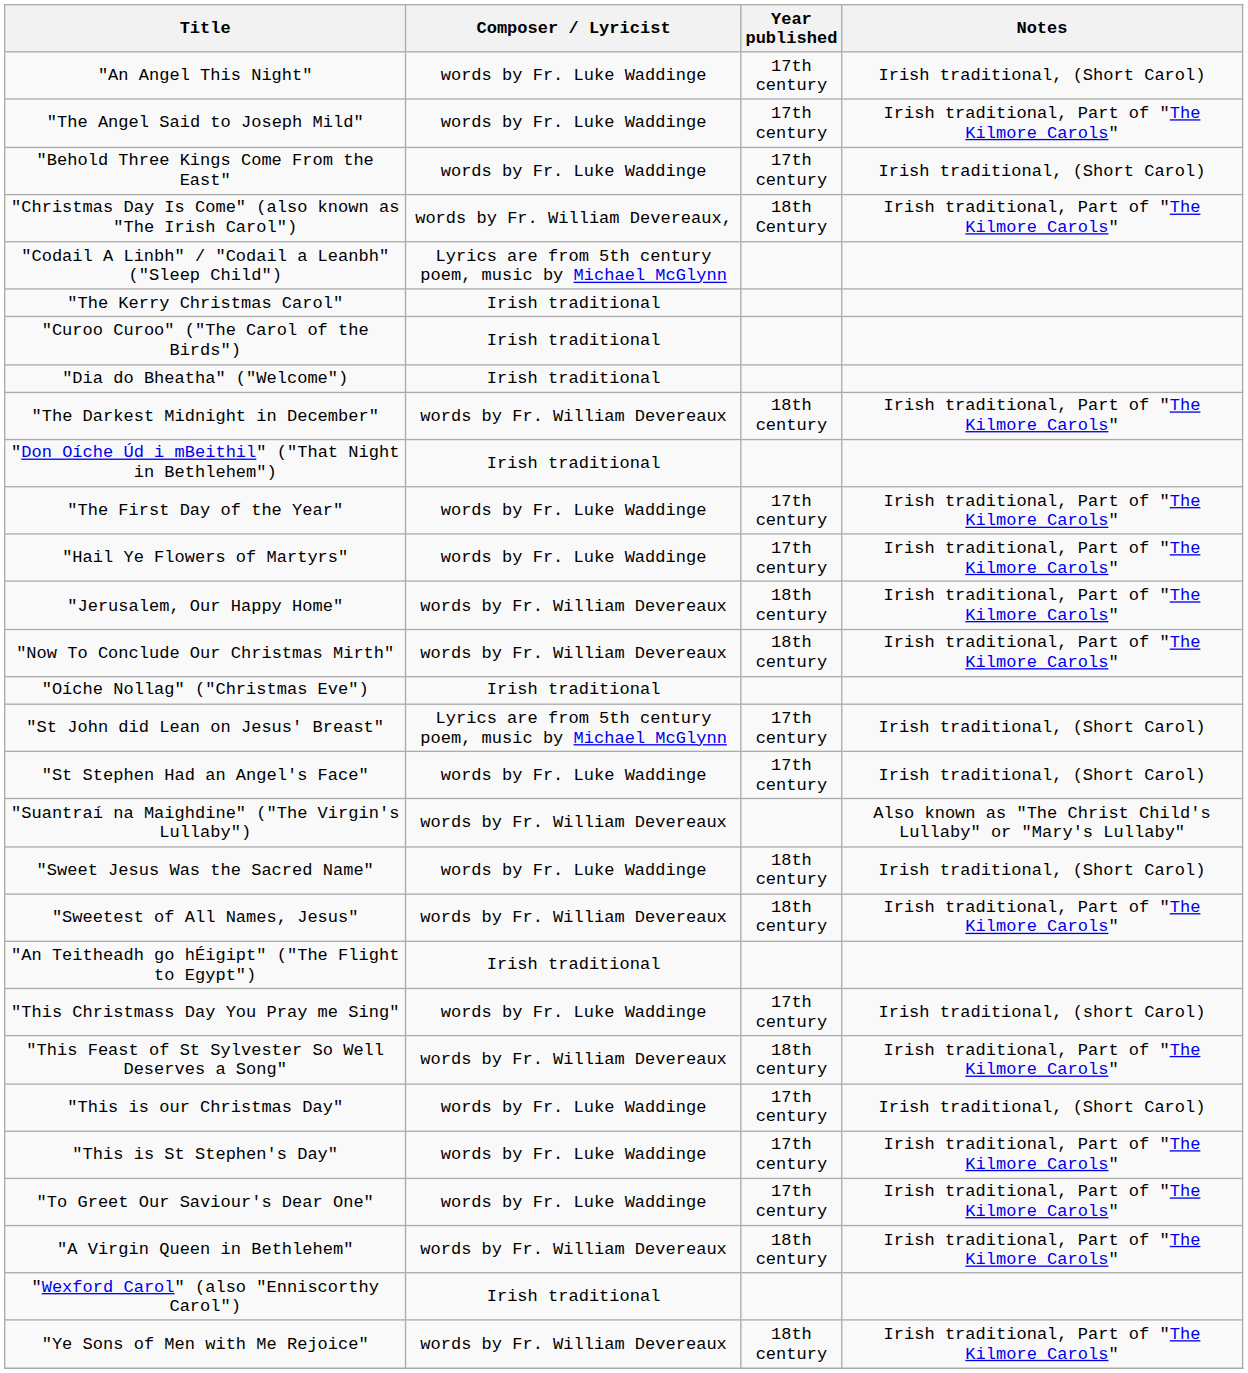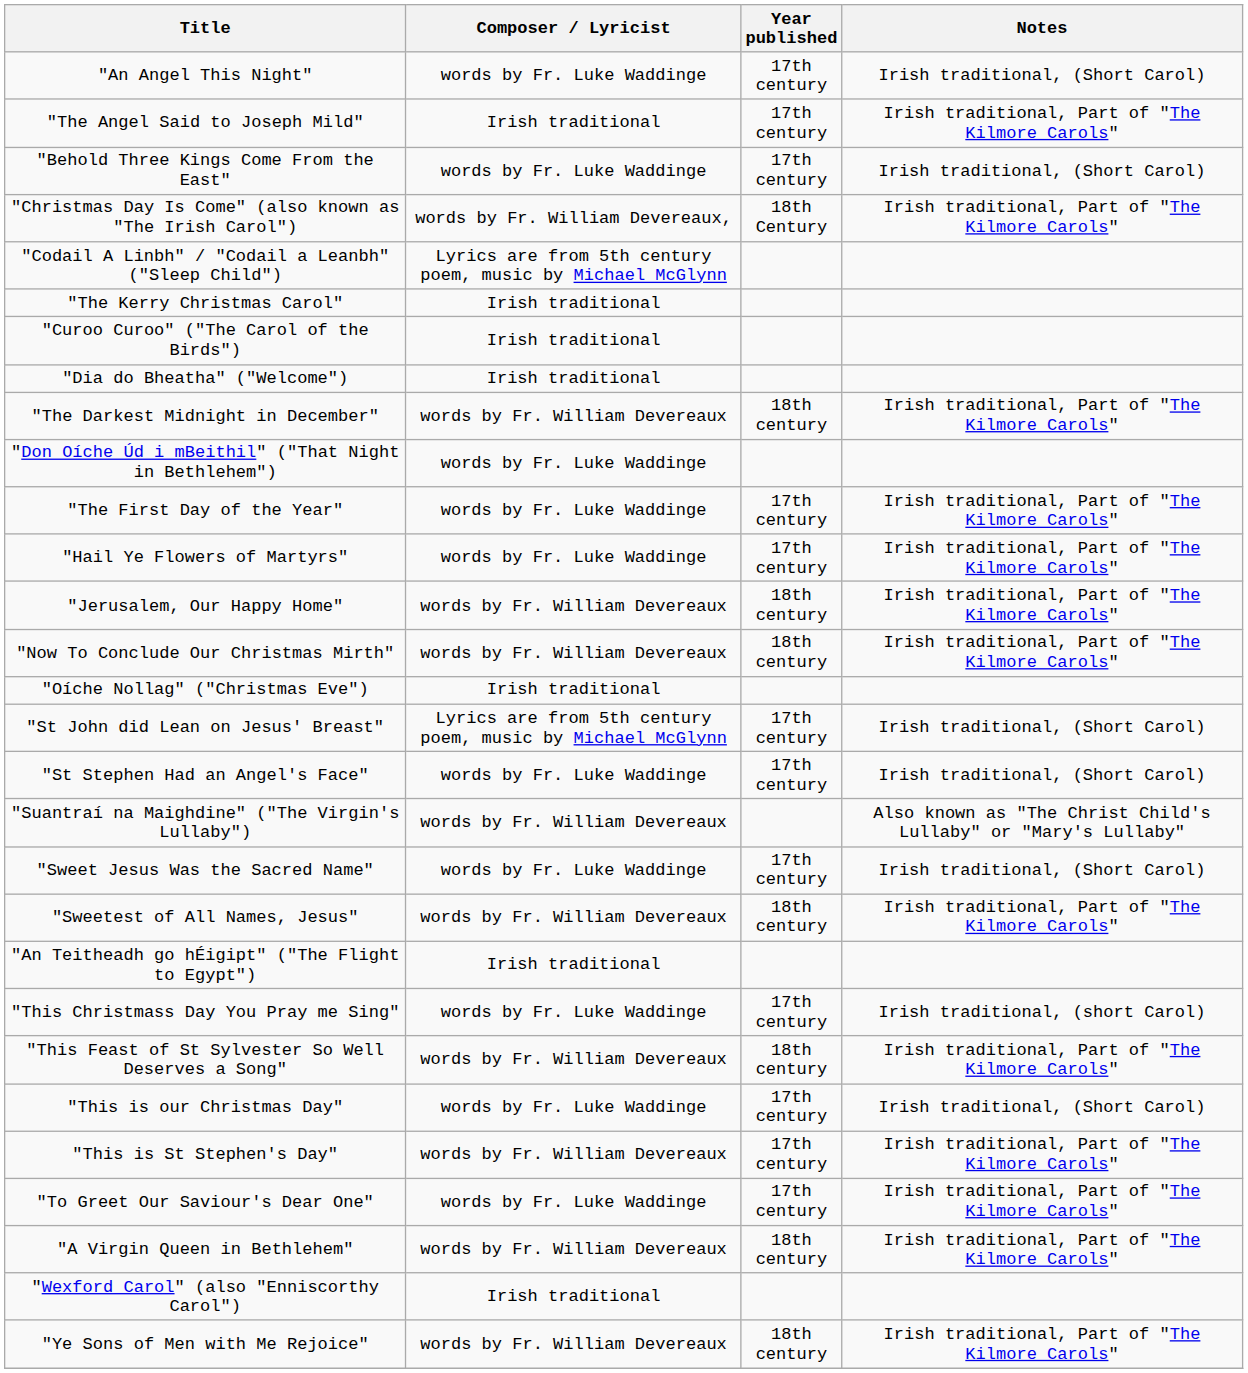(574, 123) words by Fr. Luke Waddinge -> (574, 123) Irish traditional
(574, 463) Irish traditional -> (574, 463) words by Fr. Luke Waddinge
(791, 870) 18th century -> (791, 870) 17th century
(574, 1155) words by Fr. Luke Waddinge -> (574, 1155) words by Fr. William Devereaux
